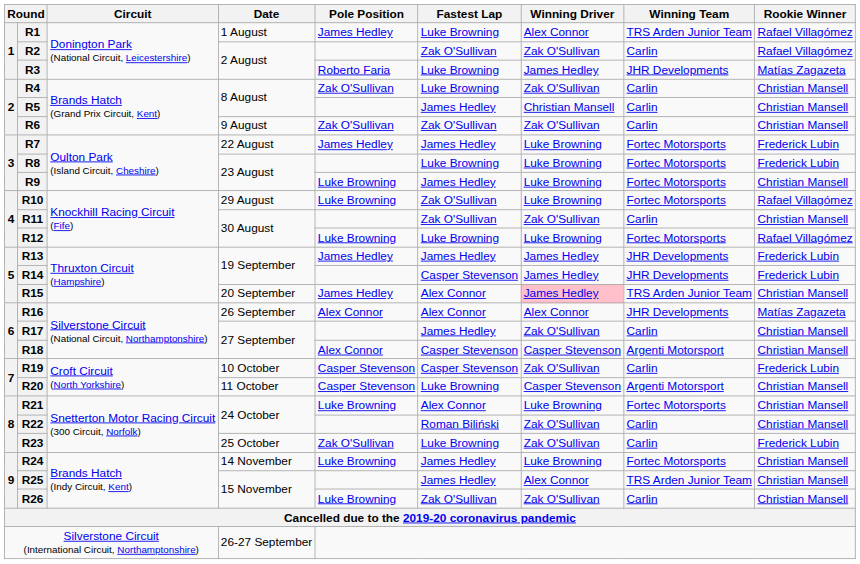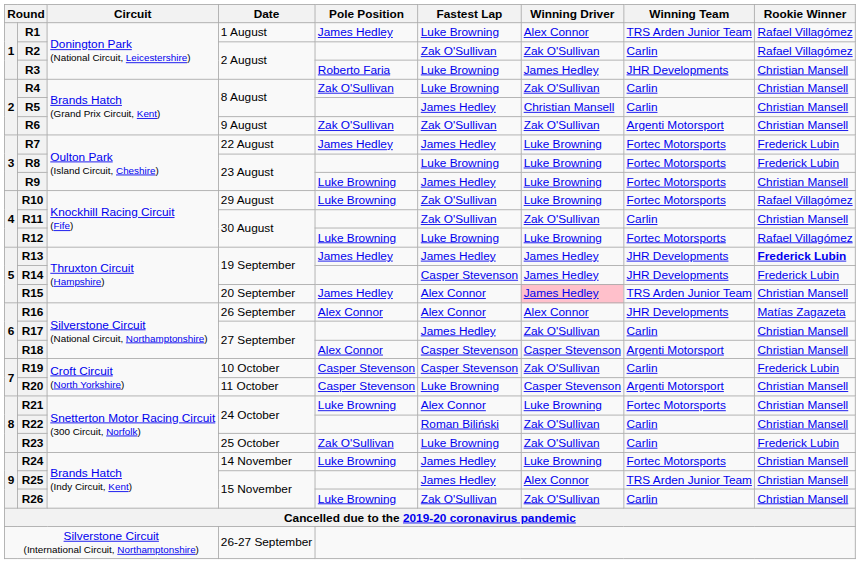(802, 69) Matías Zagazeta -> (803, 69) Christian Mansell
(642, 125) Carlin -> (675, 125) Argenti Motorsport
(798, 256) normal -> (802, 256) bold
